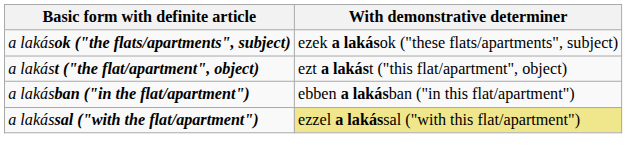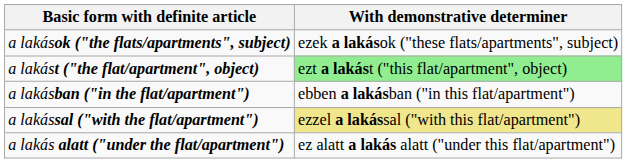(433, 68) no background -> (433, 68) lightgreen background
+ row: (146, 145)
